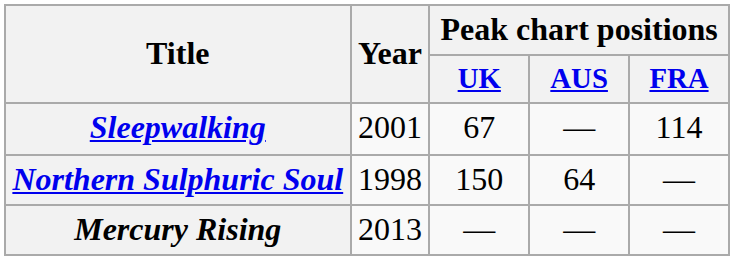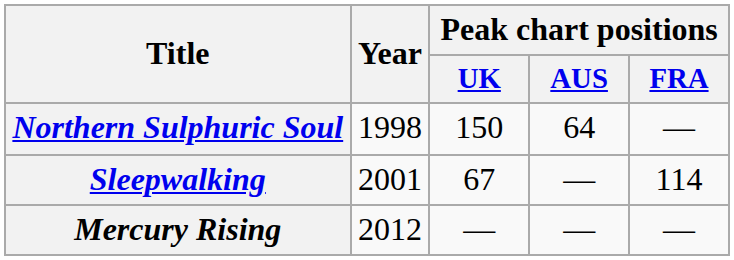rows swapped: (178, 178) <-> (178, 128)
(390, 229) 2013 -> (390, 229) 2012
